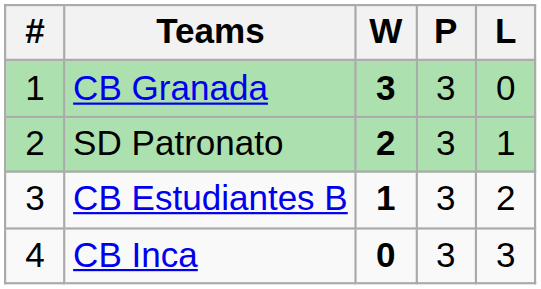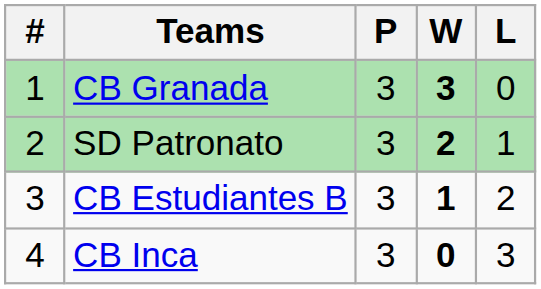columns swapped: (446, 32) <-> (386, 32)
